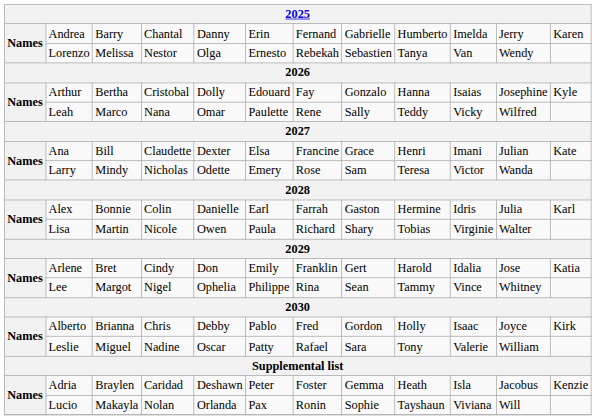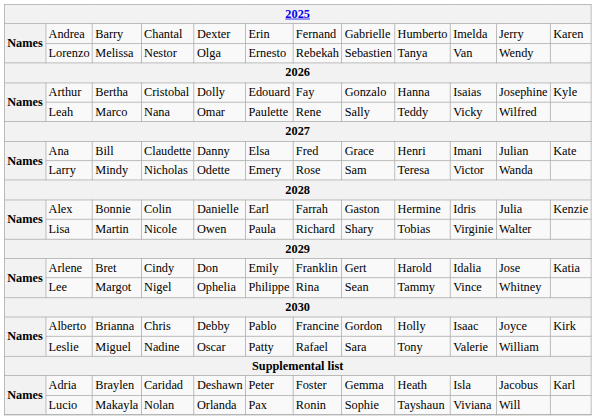(213, 33) Danny -> (214, 33) Dexter
(214, 151) Dexter -> (213, 151) Danny
(317, 151) Francine -> (307, 151) Fred
(564, 209) Karl -> (571, 209) Kenzie
(307, 326) Fred -> (317, 326) Francine
(571, 385) Kenzie -> (564, 385) Karl
